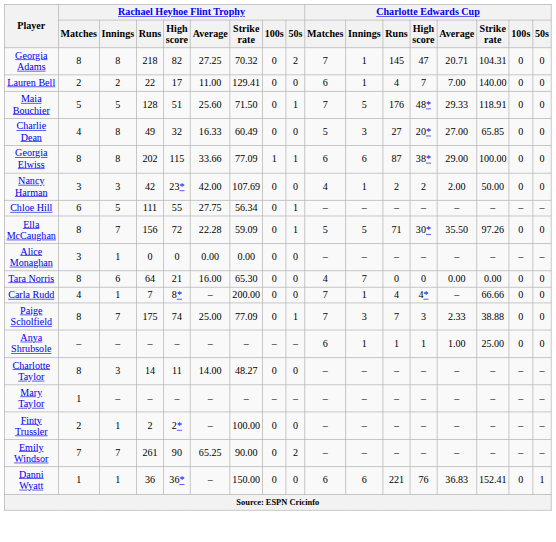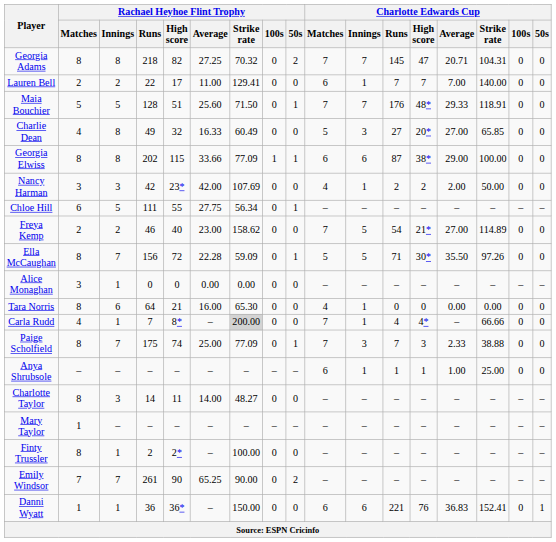(364, 61) 1 -> (364, 61) 7
(396, 83) 4 -> (396, 83) 7
(364, 104) 5 -> (364, 104) 7
+ row: (31, 230)
(364, 279) 7 -> (364, 306) 1
(246, 295) no background -> (246, 322) lightgrey background
(79, 426) 2 -> (79, 453) 8
